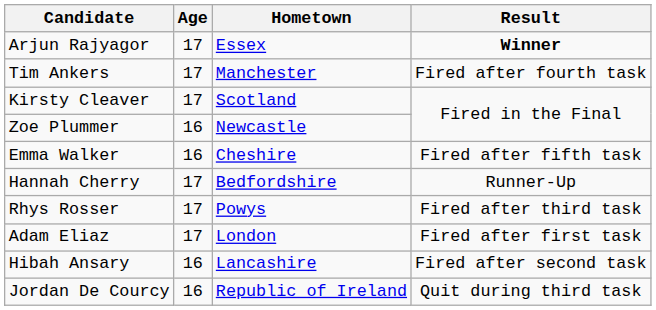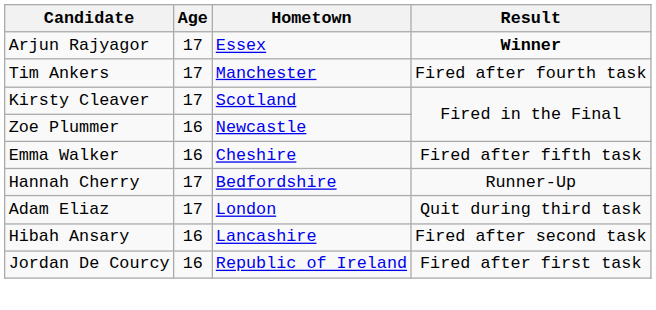- row: (64, 210)
(531, 237) Fired after first task -> (531, 210) Quit during third task
(531, 292) Quit during third task -> (531, 264) Fired after first task
